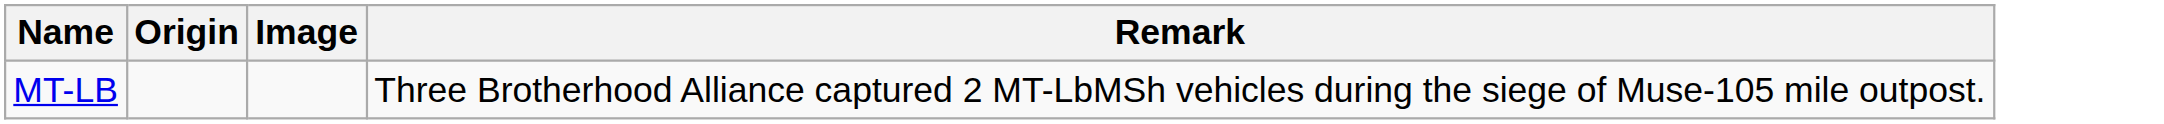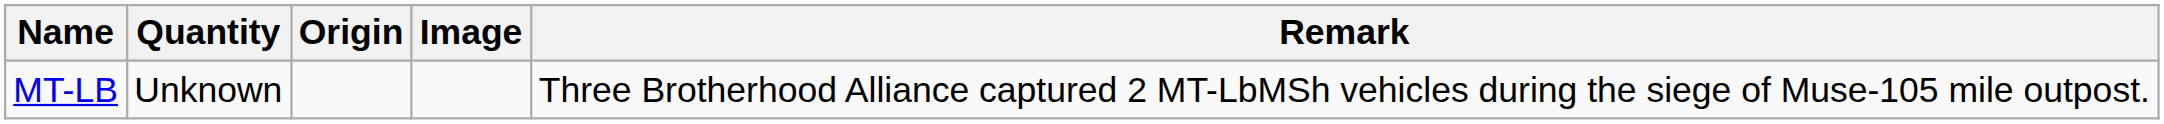+ column: (208, 32)
